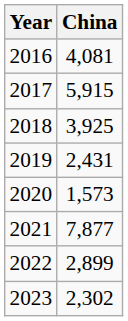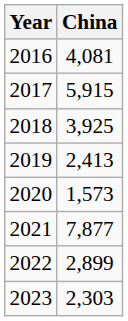(90, 159) 2,431 -> (90, 159) 2,413
(90, 297) 2,302 -> (90, 297) 2,303
